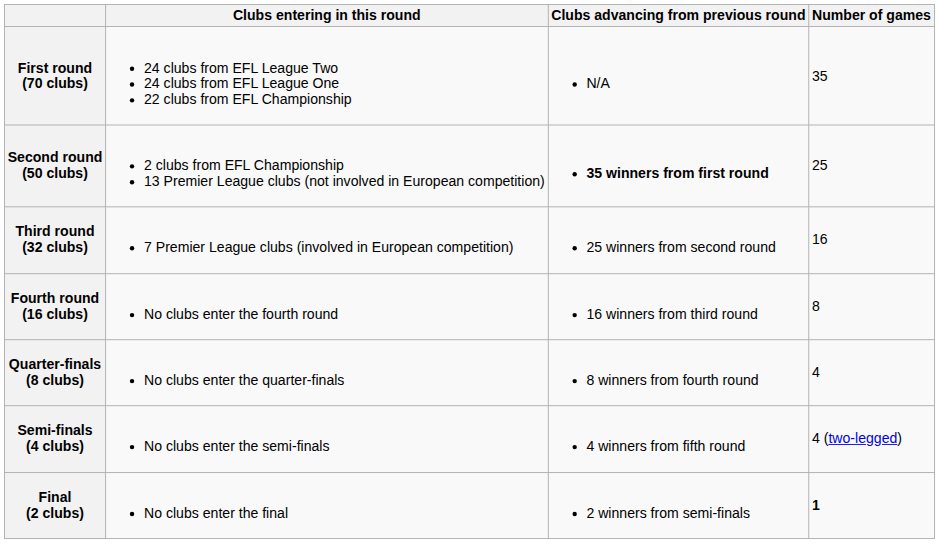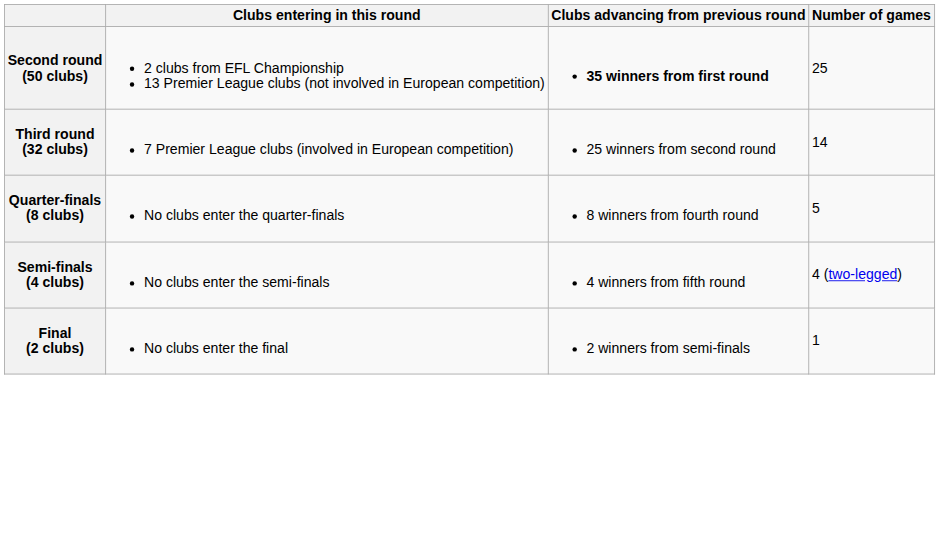- row: (55, 75)
(820, 240) 16 -> (820, 142) 14
- row: (55, 306)
(816, 372) 4 -> (816, 208) 5
(816, 505) bold -> (816, 341) normal
